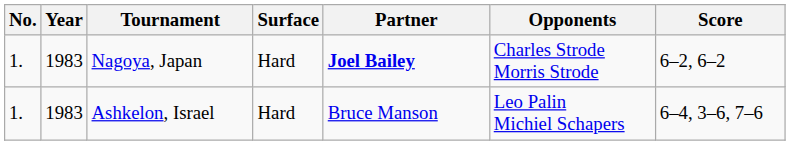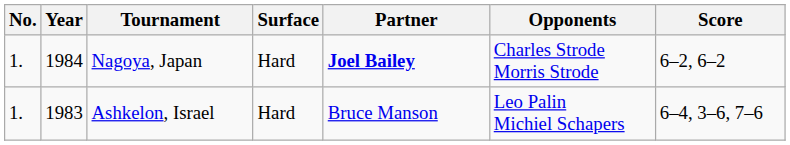(64, 60) 1983 -> (64, 60) 1984
